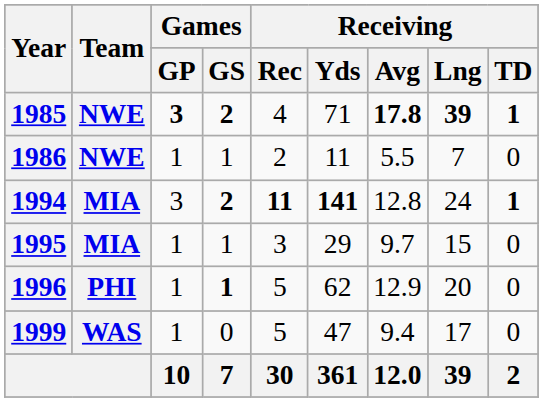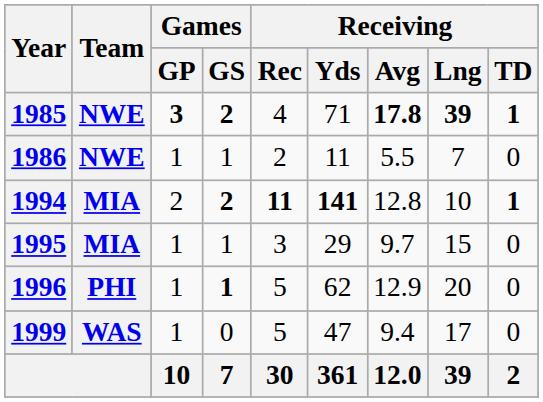(176, 200) 3 -> (176, 200) 2
(458, 200) 24 -> (458, 200) 10
